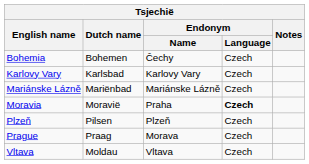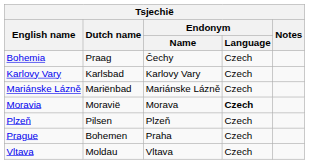(106, 58) Bohemen -> (98, 58) Praag
(159, 105) Praha -> (162, 105) Morava
(98, 136) Praag -> (106, 136) Bohemen
(162, 136) Morava -> (159, 136) Praha
